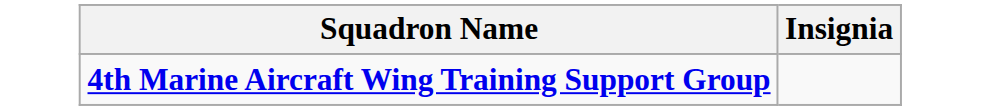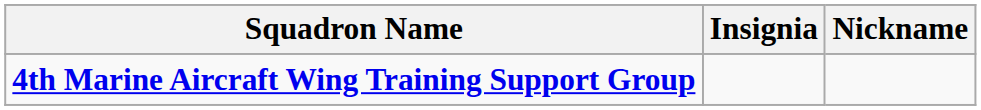+ column: (900, 29)
